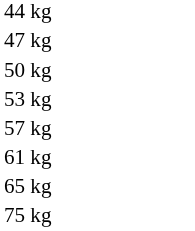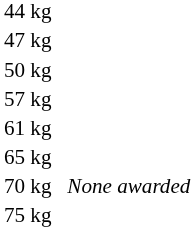- row: (28, 98)
+ row: (28, 185)
